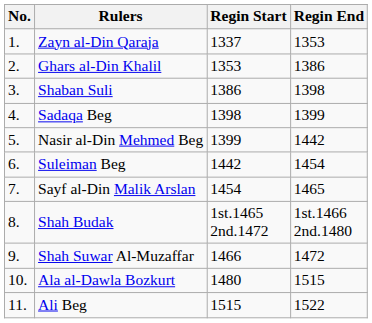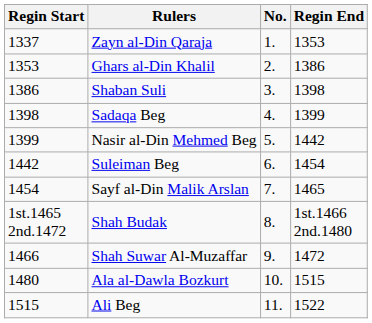columns swapped: (19, 16) <-> (248, 16)
